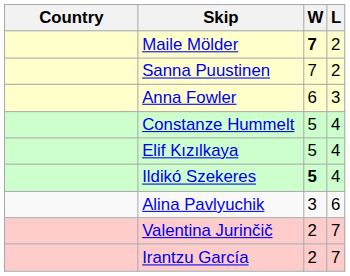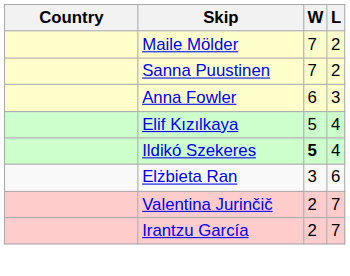(312, 44) bold -> (312, 44) normal
- row: (218, 124)
- row: (203, 204)
+ row: (190, 177)
